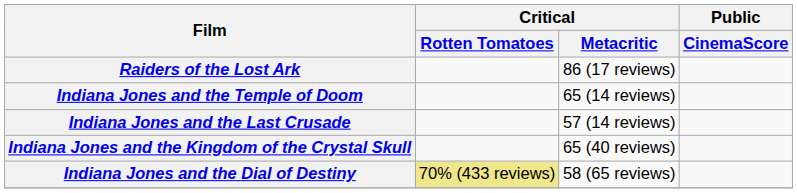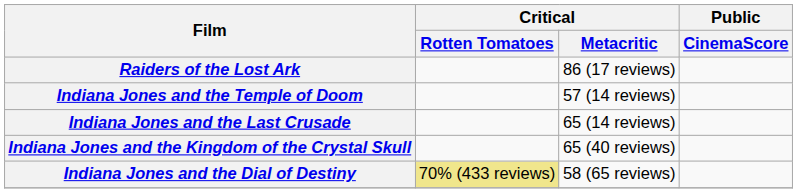(619, 95) 65 (14 reviews) -> (619, 95) 57 (14 reviews)
(619, 122) 57 (14 reviews) -> (619, 122) 65 (14 reviews)
